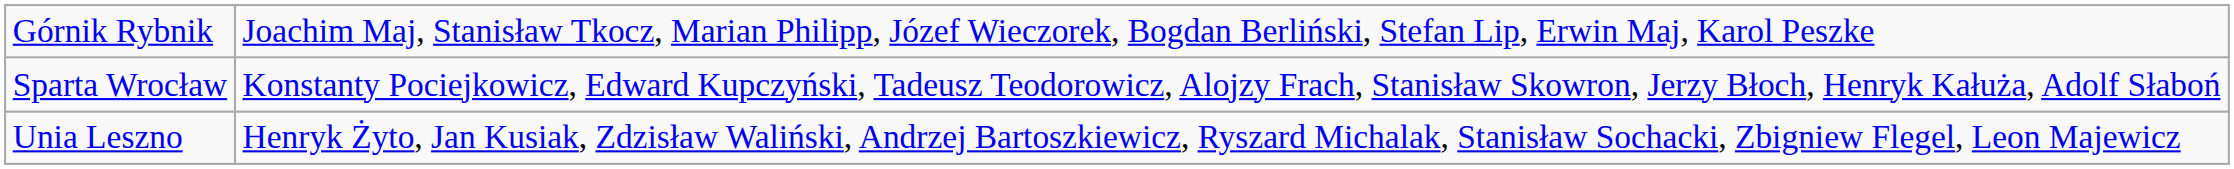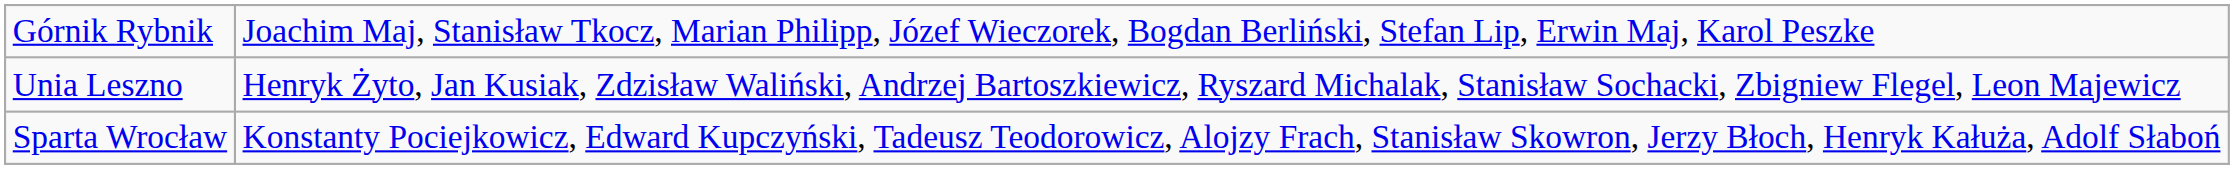rows swapped: (120, 84) <-> (98, 137)
